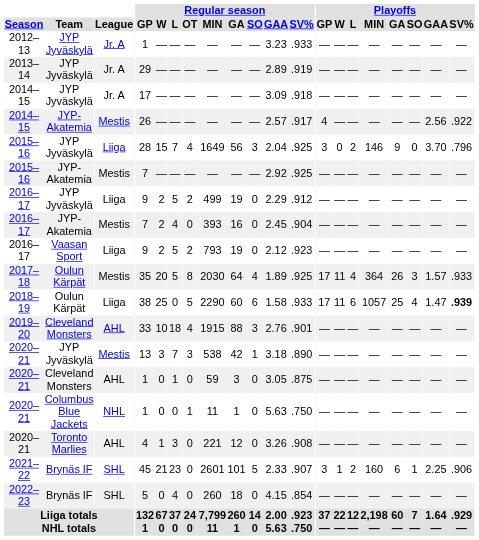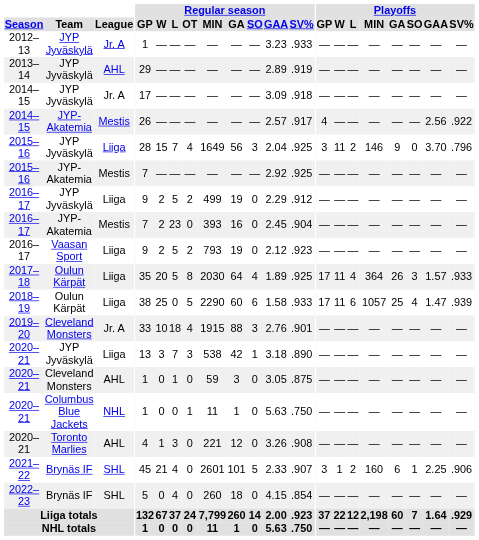(114, 70) Jr. A -> (114, 70) AHL
(340, 147) 0 -> (340, 147) 11
(175, 225) 4 -> (175, 225) 23
(114, 276) Mestis -> (114, 276) Liiga
(461, 302) bold -> (461, 302) normal
(114, 328) AHL -> (114, 328) Jr. A
(114, 354) Mestis -> (114, 354) Liiga
(175, 469) 23 -> (175, 469) 4
